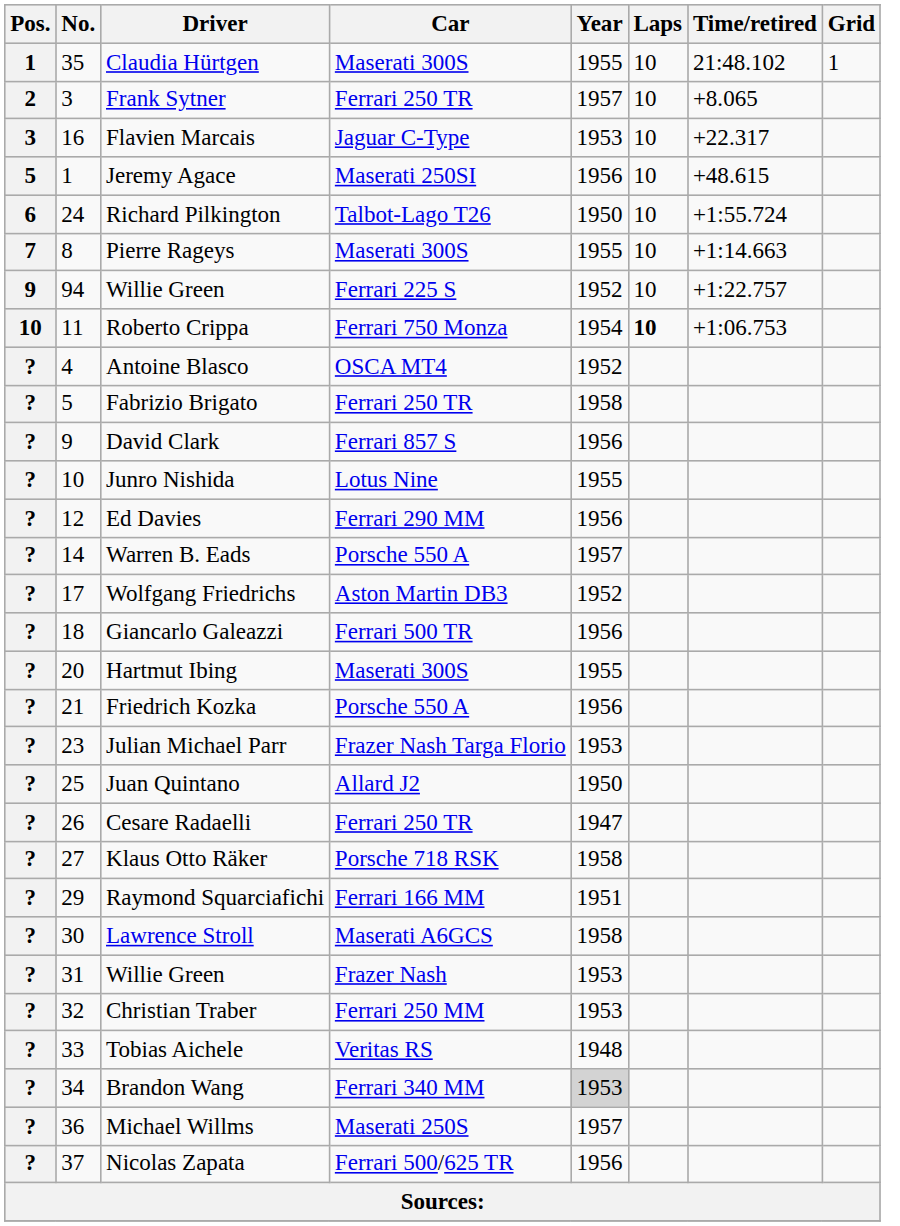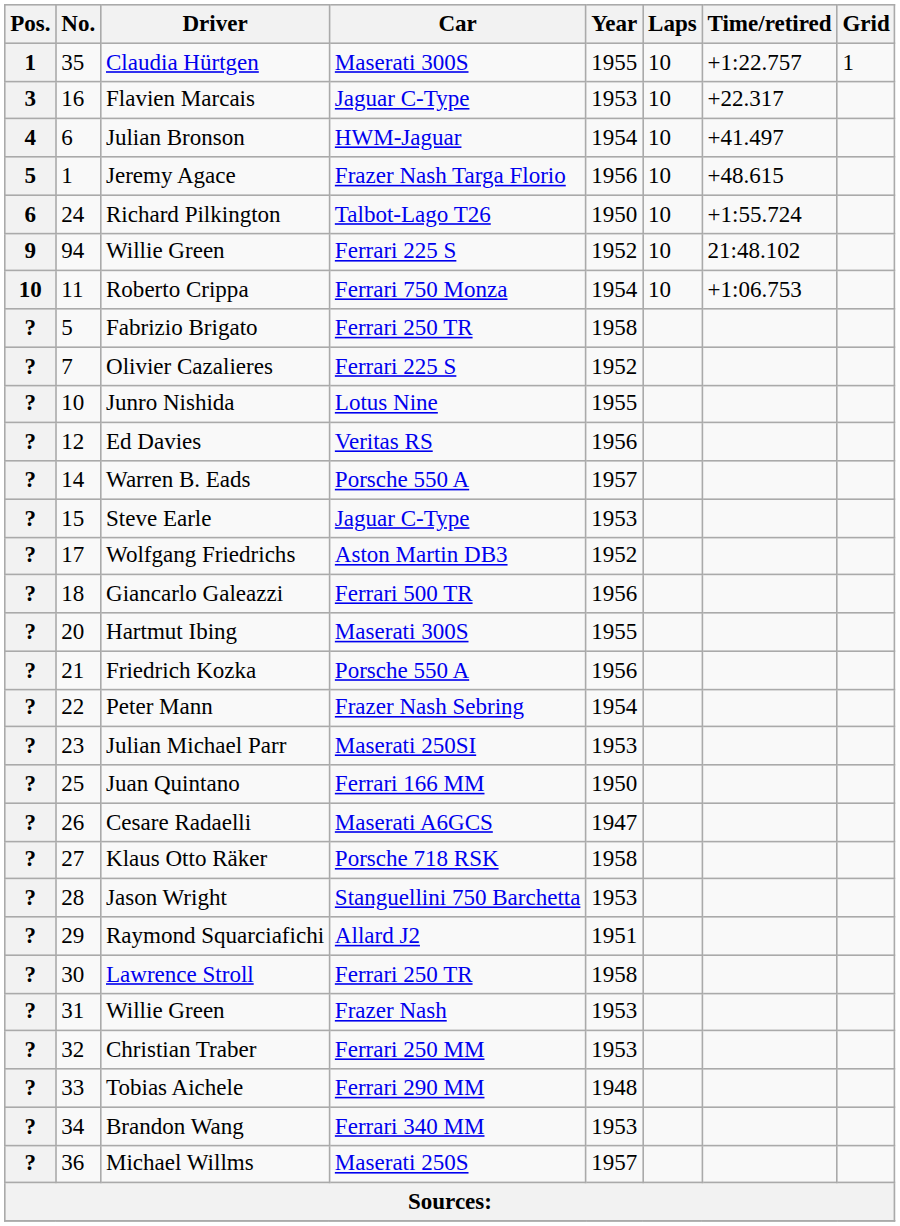(739, 61) 21:48.102 -> (755, 61) +1:22.757
- row: (67, 99)
+ row: (67, 137)
(406, 175) Maserati 250SI -> (450, 175) Frazer Nash Targa Florio
- row: (67, 251)
(740, 289) +1:22.757 -> (754, 251) 21:48.102
(645, 327) bold -> (660, 289) normal
- row: (67, 365)
+ row: (67, 365)
- row: (67, 441)
(410, 517) Ferrari 290 MM -> (384, 441) Veritas RS
+ row: (73, 517)
+ row: (73, 707)
(450, 745) Frazer Nash Targa Florio -> (406, 745) Maserati 250SI
(377, 783) Allard J2 -> (410, 783) Ferrari 166 MM
(404, 821) Ferrari 250 TR -> (414, 821) Maserati A6GCS
+ row: (73, 897)
(410, 897) Ferrari 166 MM -> (377, 935) Allard J2
(414, 935) Maserati A6GCS -> (404, 973) Ferrari 250 TR
(384, 1049) Veritas RS -> (410, 1087) Ferrari 290 MM
(600, 1087) lightgrey background -> (614, 1125) no background
- row: (73, 1163)
